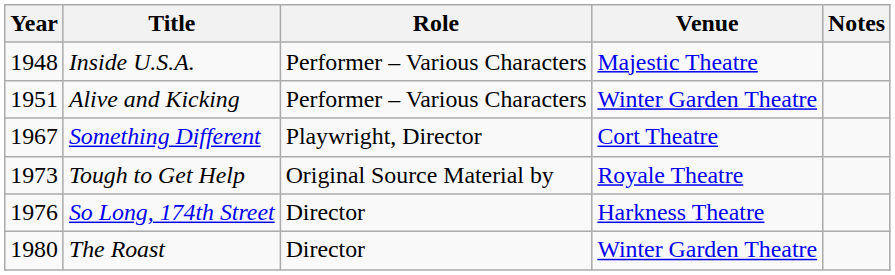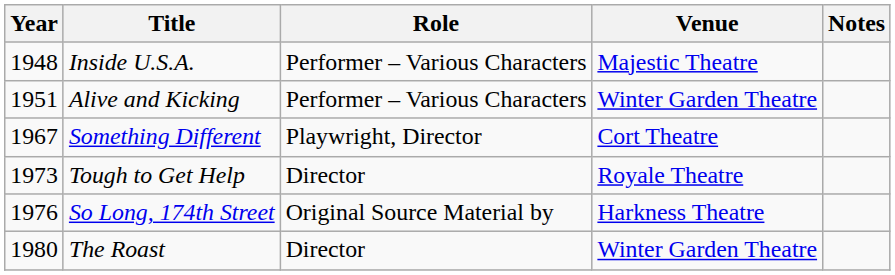(420, 174) Original Source Material by -> (325, 174) Director
(325, 212) Director -> (420, 212) Original Source Material by
